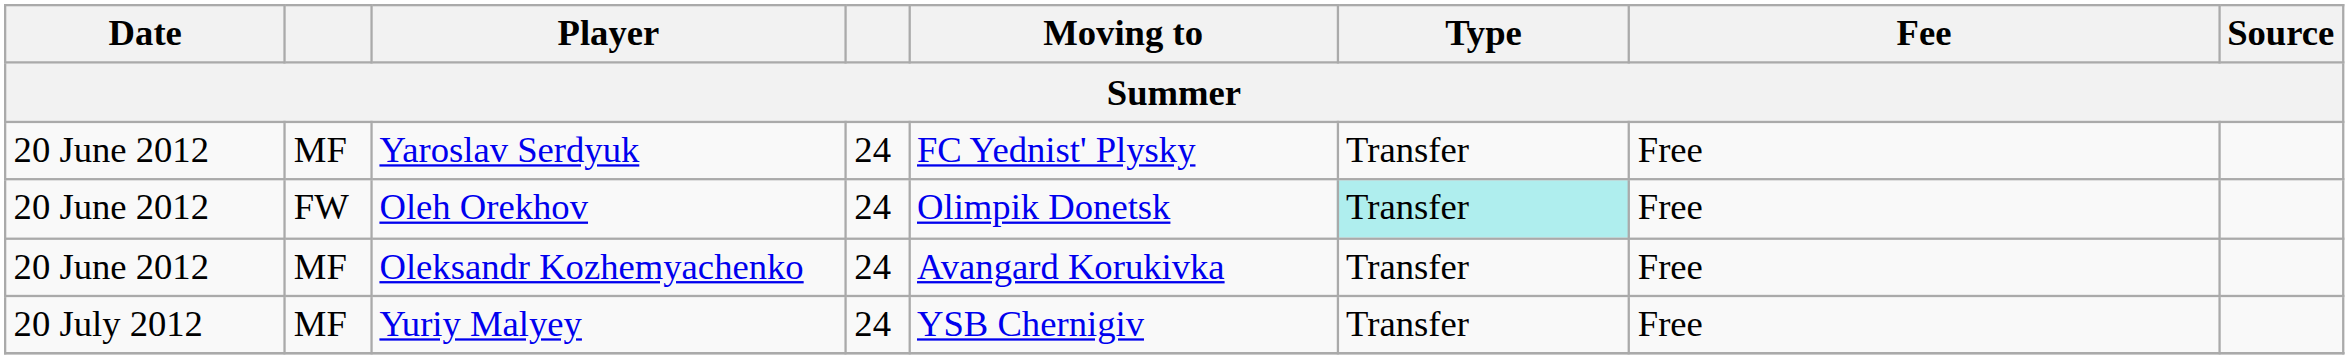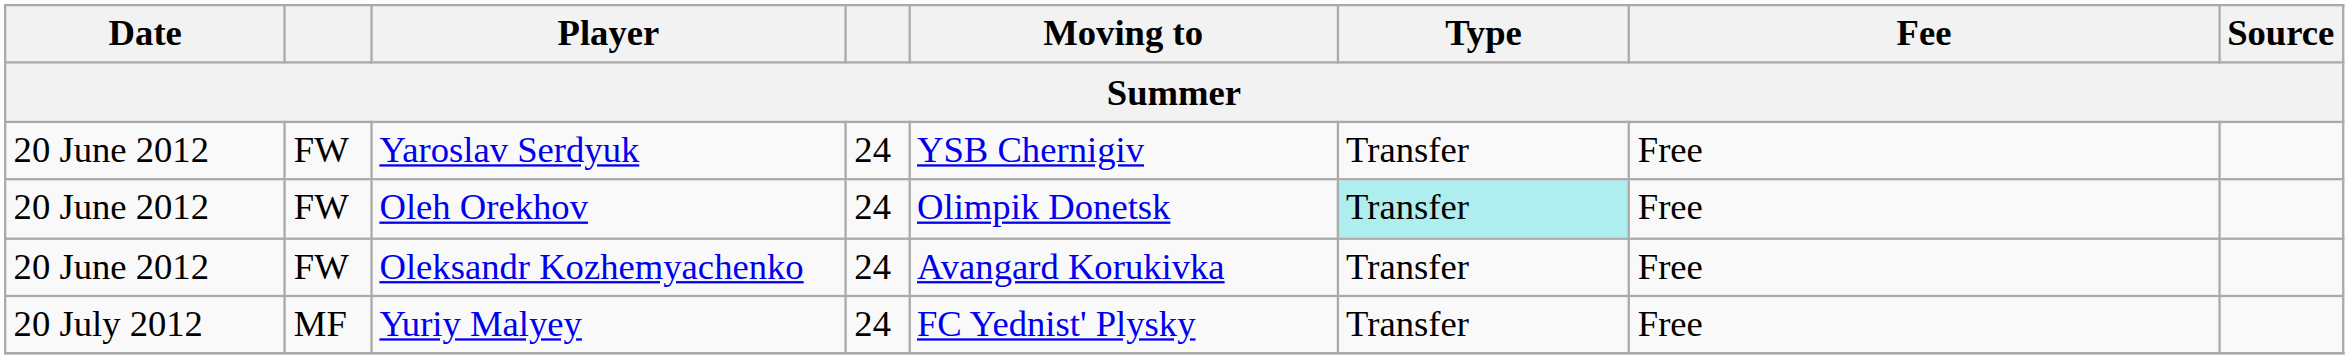(320, 149) MF -> (321, 149) FW
(1056, 149) FC Yednist' Plysky -> (1030, 149) YSB Chernigiv
(320, 265) MF -> (321, 265) FW
(1030, 324) YSB Chernigiv -> (1056, 324) FC Yednist' Plysky
